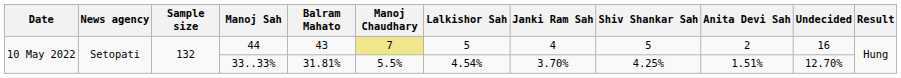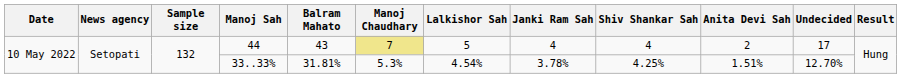(648, 46) 5 -> (648, 46) 4
(824, 46) 16 -> (824, 46) 17
(390, 64) 5.5% -> (390, 64) 5.3%
(553, 64) 3.70% -> (553, 64) 3.78%
